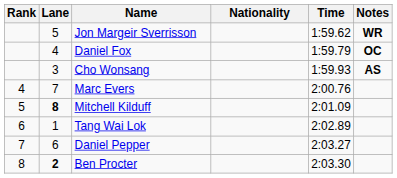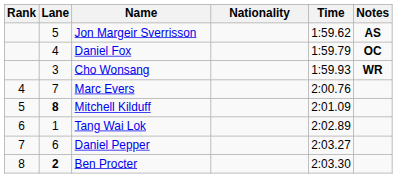(373, 32) WR -> (373, 32) AS
(373, 70) AS -> (373, 70) WR
